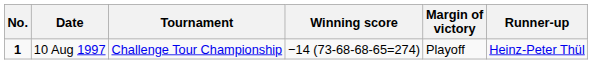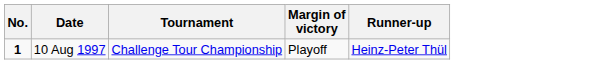- column: (354, 22)
